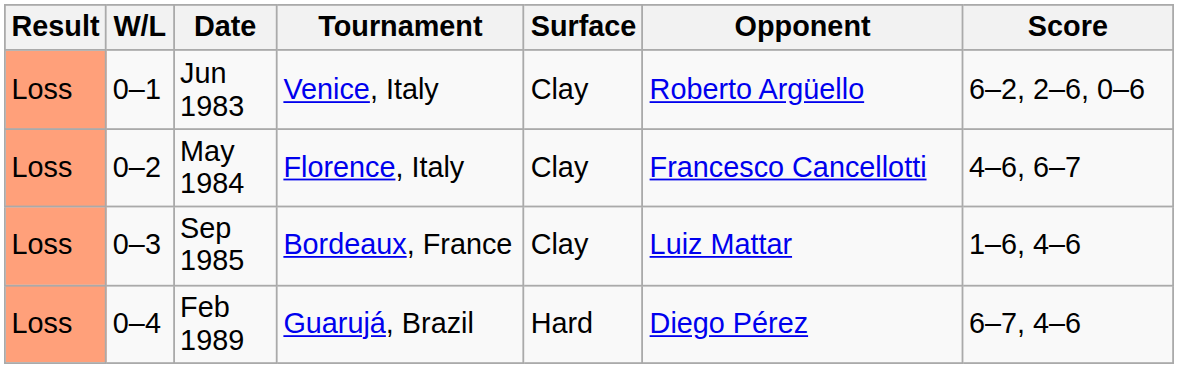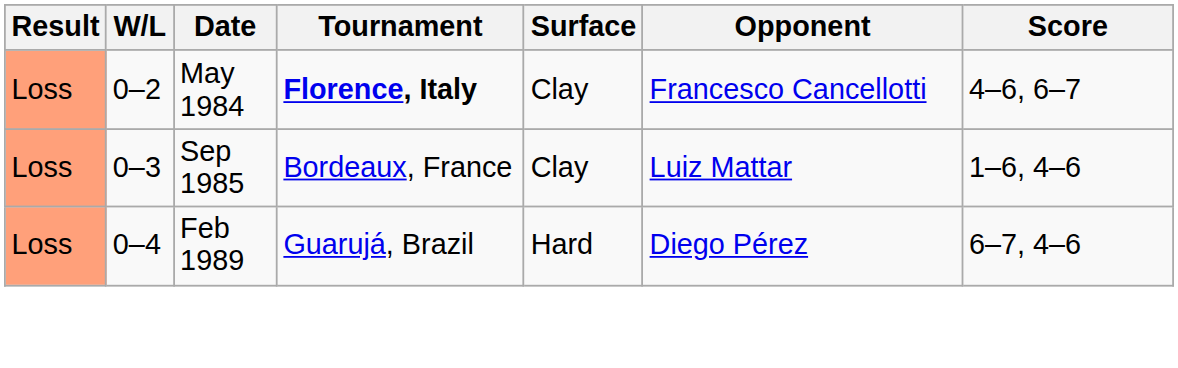- row: (212, 89)
(374, 167) normal -> (380, 89) bold
